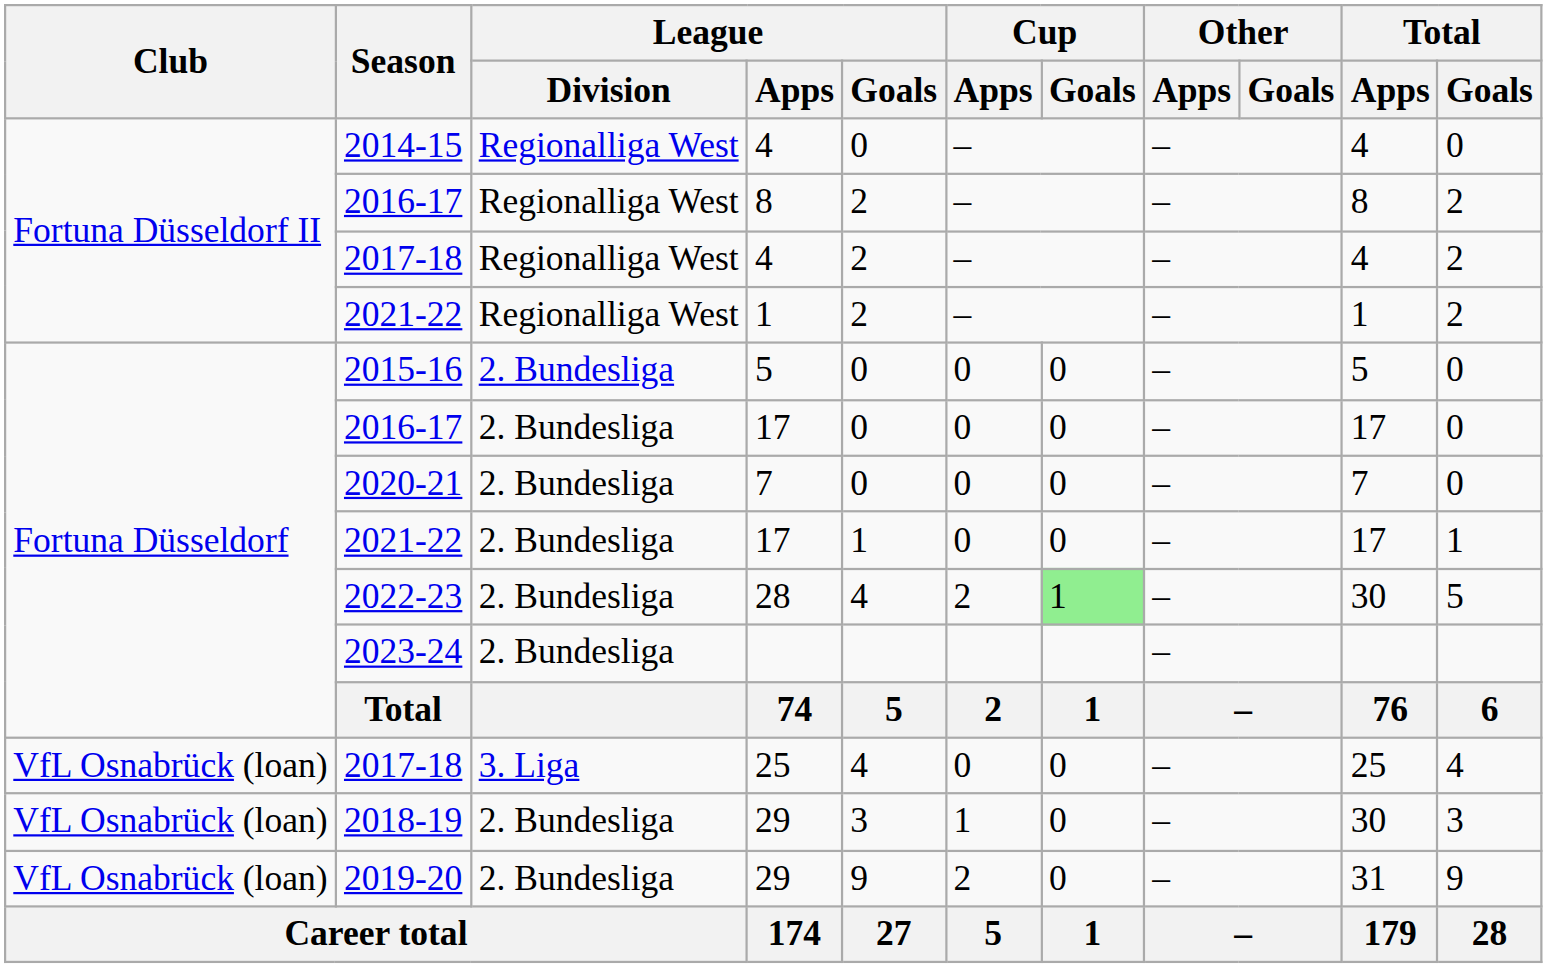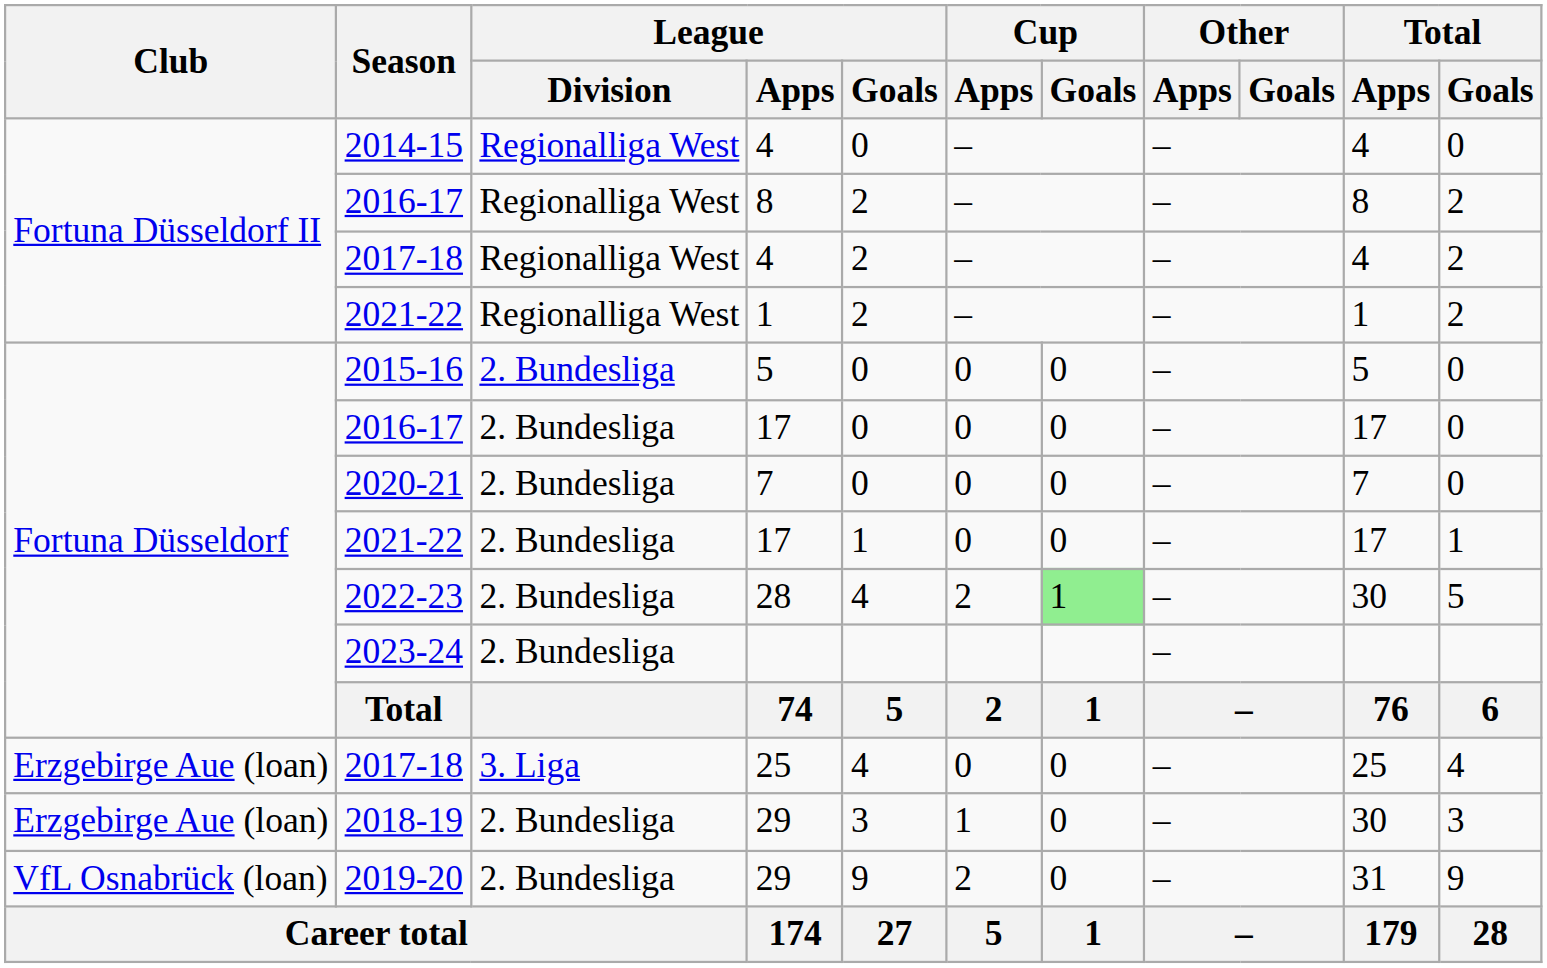(170, 764) VfL Osnabrück (loan) -> (171, 764) Erzgebirge Aue (loan)
(170, 821) VfL Osnabrück (loan) -> (171, 821) Erzgebirge Aue (loan)
